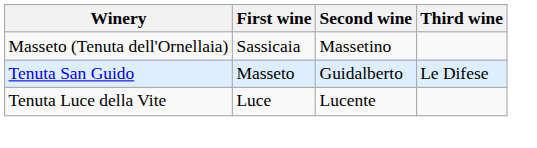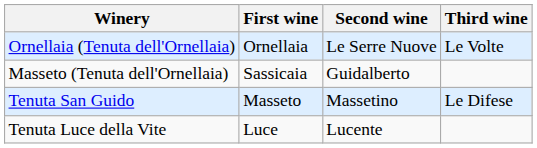+ row: (122, 45)
(355, 45) Massetino -> (368, 73) Guidalberto
(361, 73) Guidalberto -> (362, 101) Massetino
